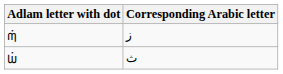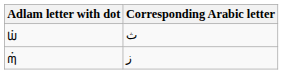rows swapped: (12, 58) <-> (12, 36)
